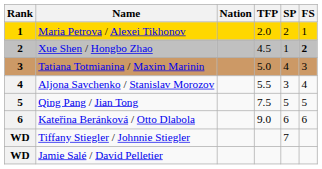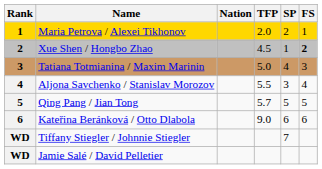(264, 102) 7.5 -> (264, 102) 5.7
